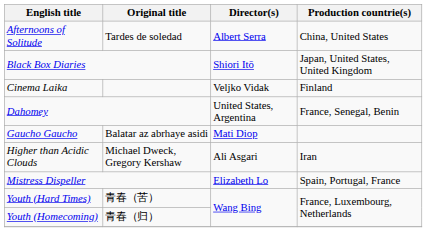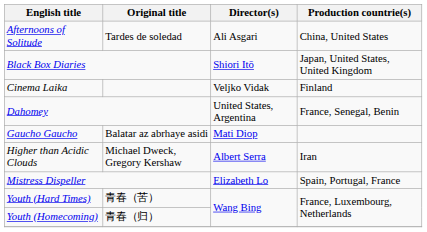(239, 36) Albert Serra -> (235, 36) Ali Asgari
(235, 157) Ali Asgari -> (239, 157) Albert Serra
